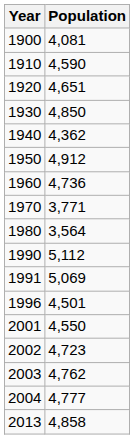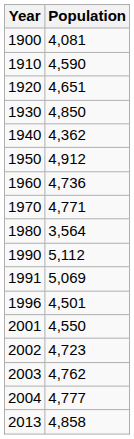(67, 207) 3,771 -> (67, 207) 4,771
